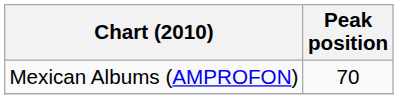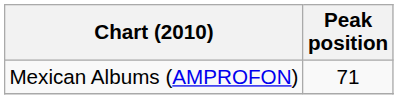(348, 76) 70 -> (348, 76) 71
